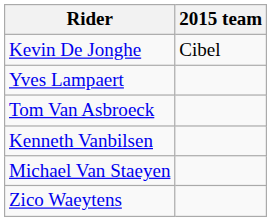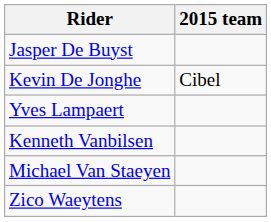+ row: (71, 49)
- row: (82, 110)
